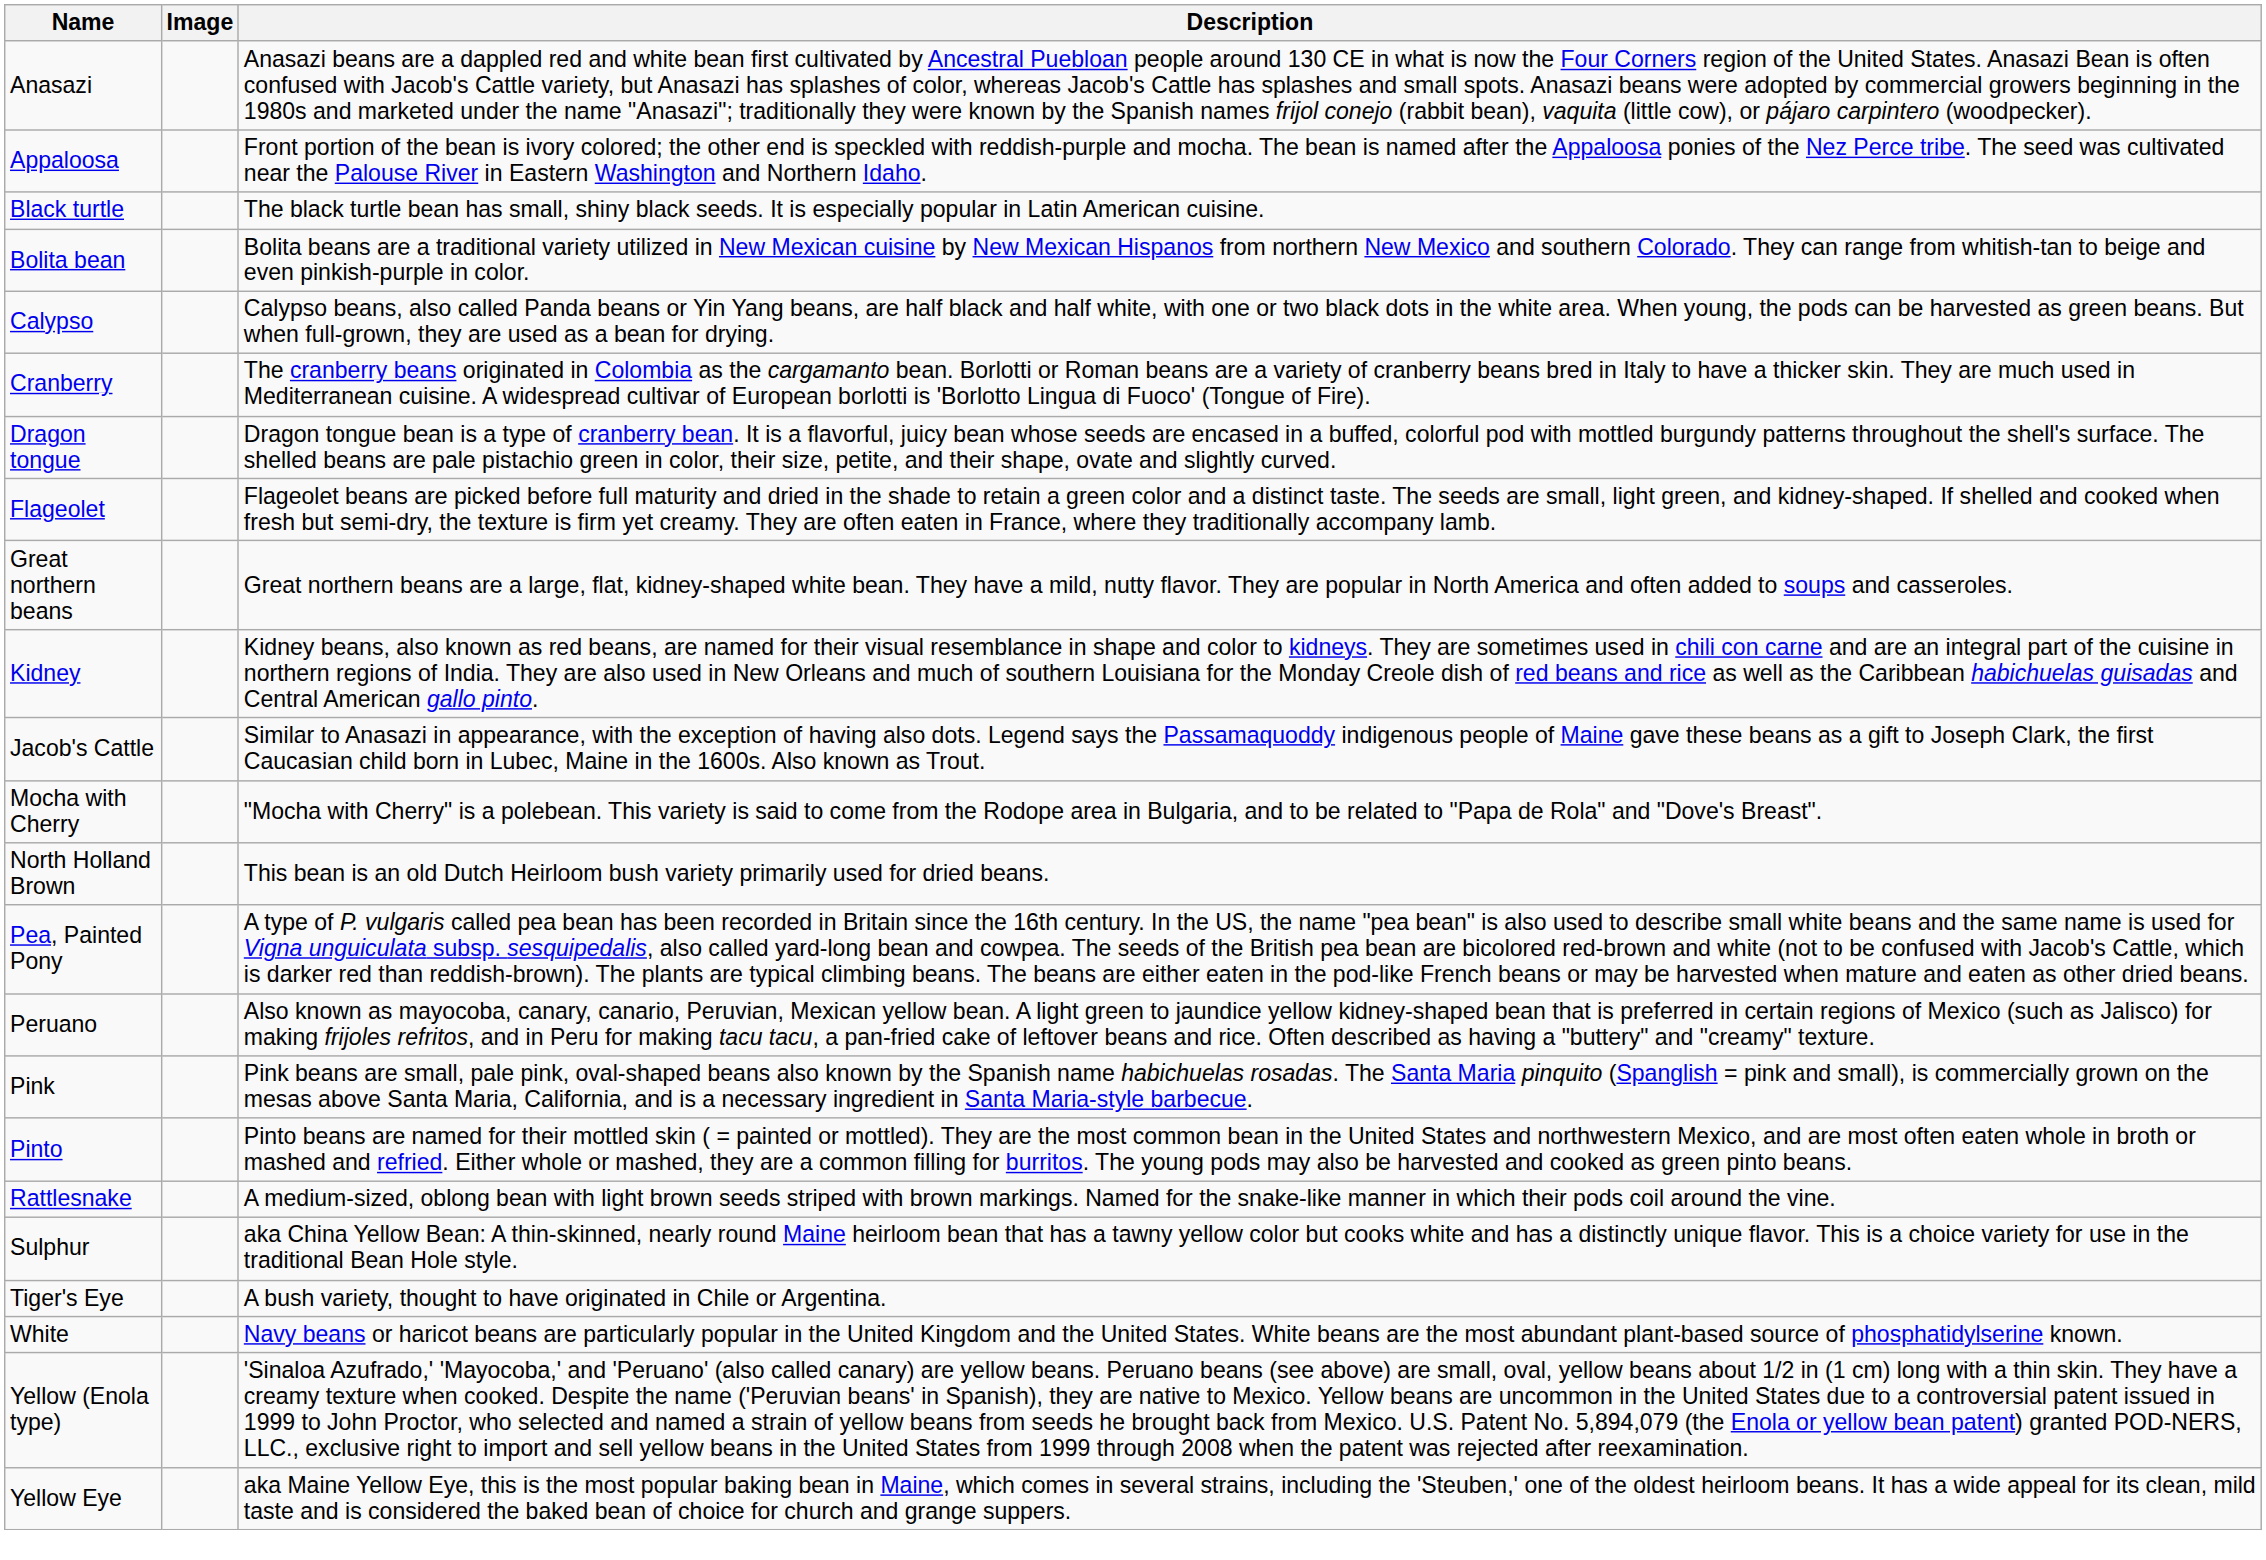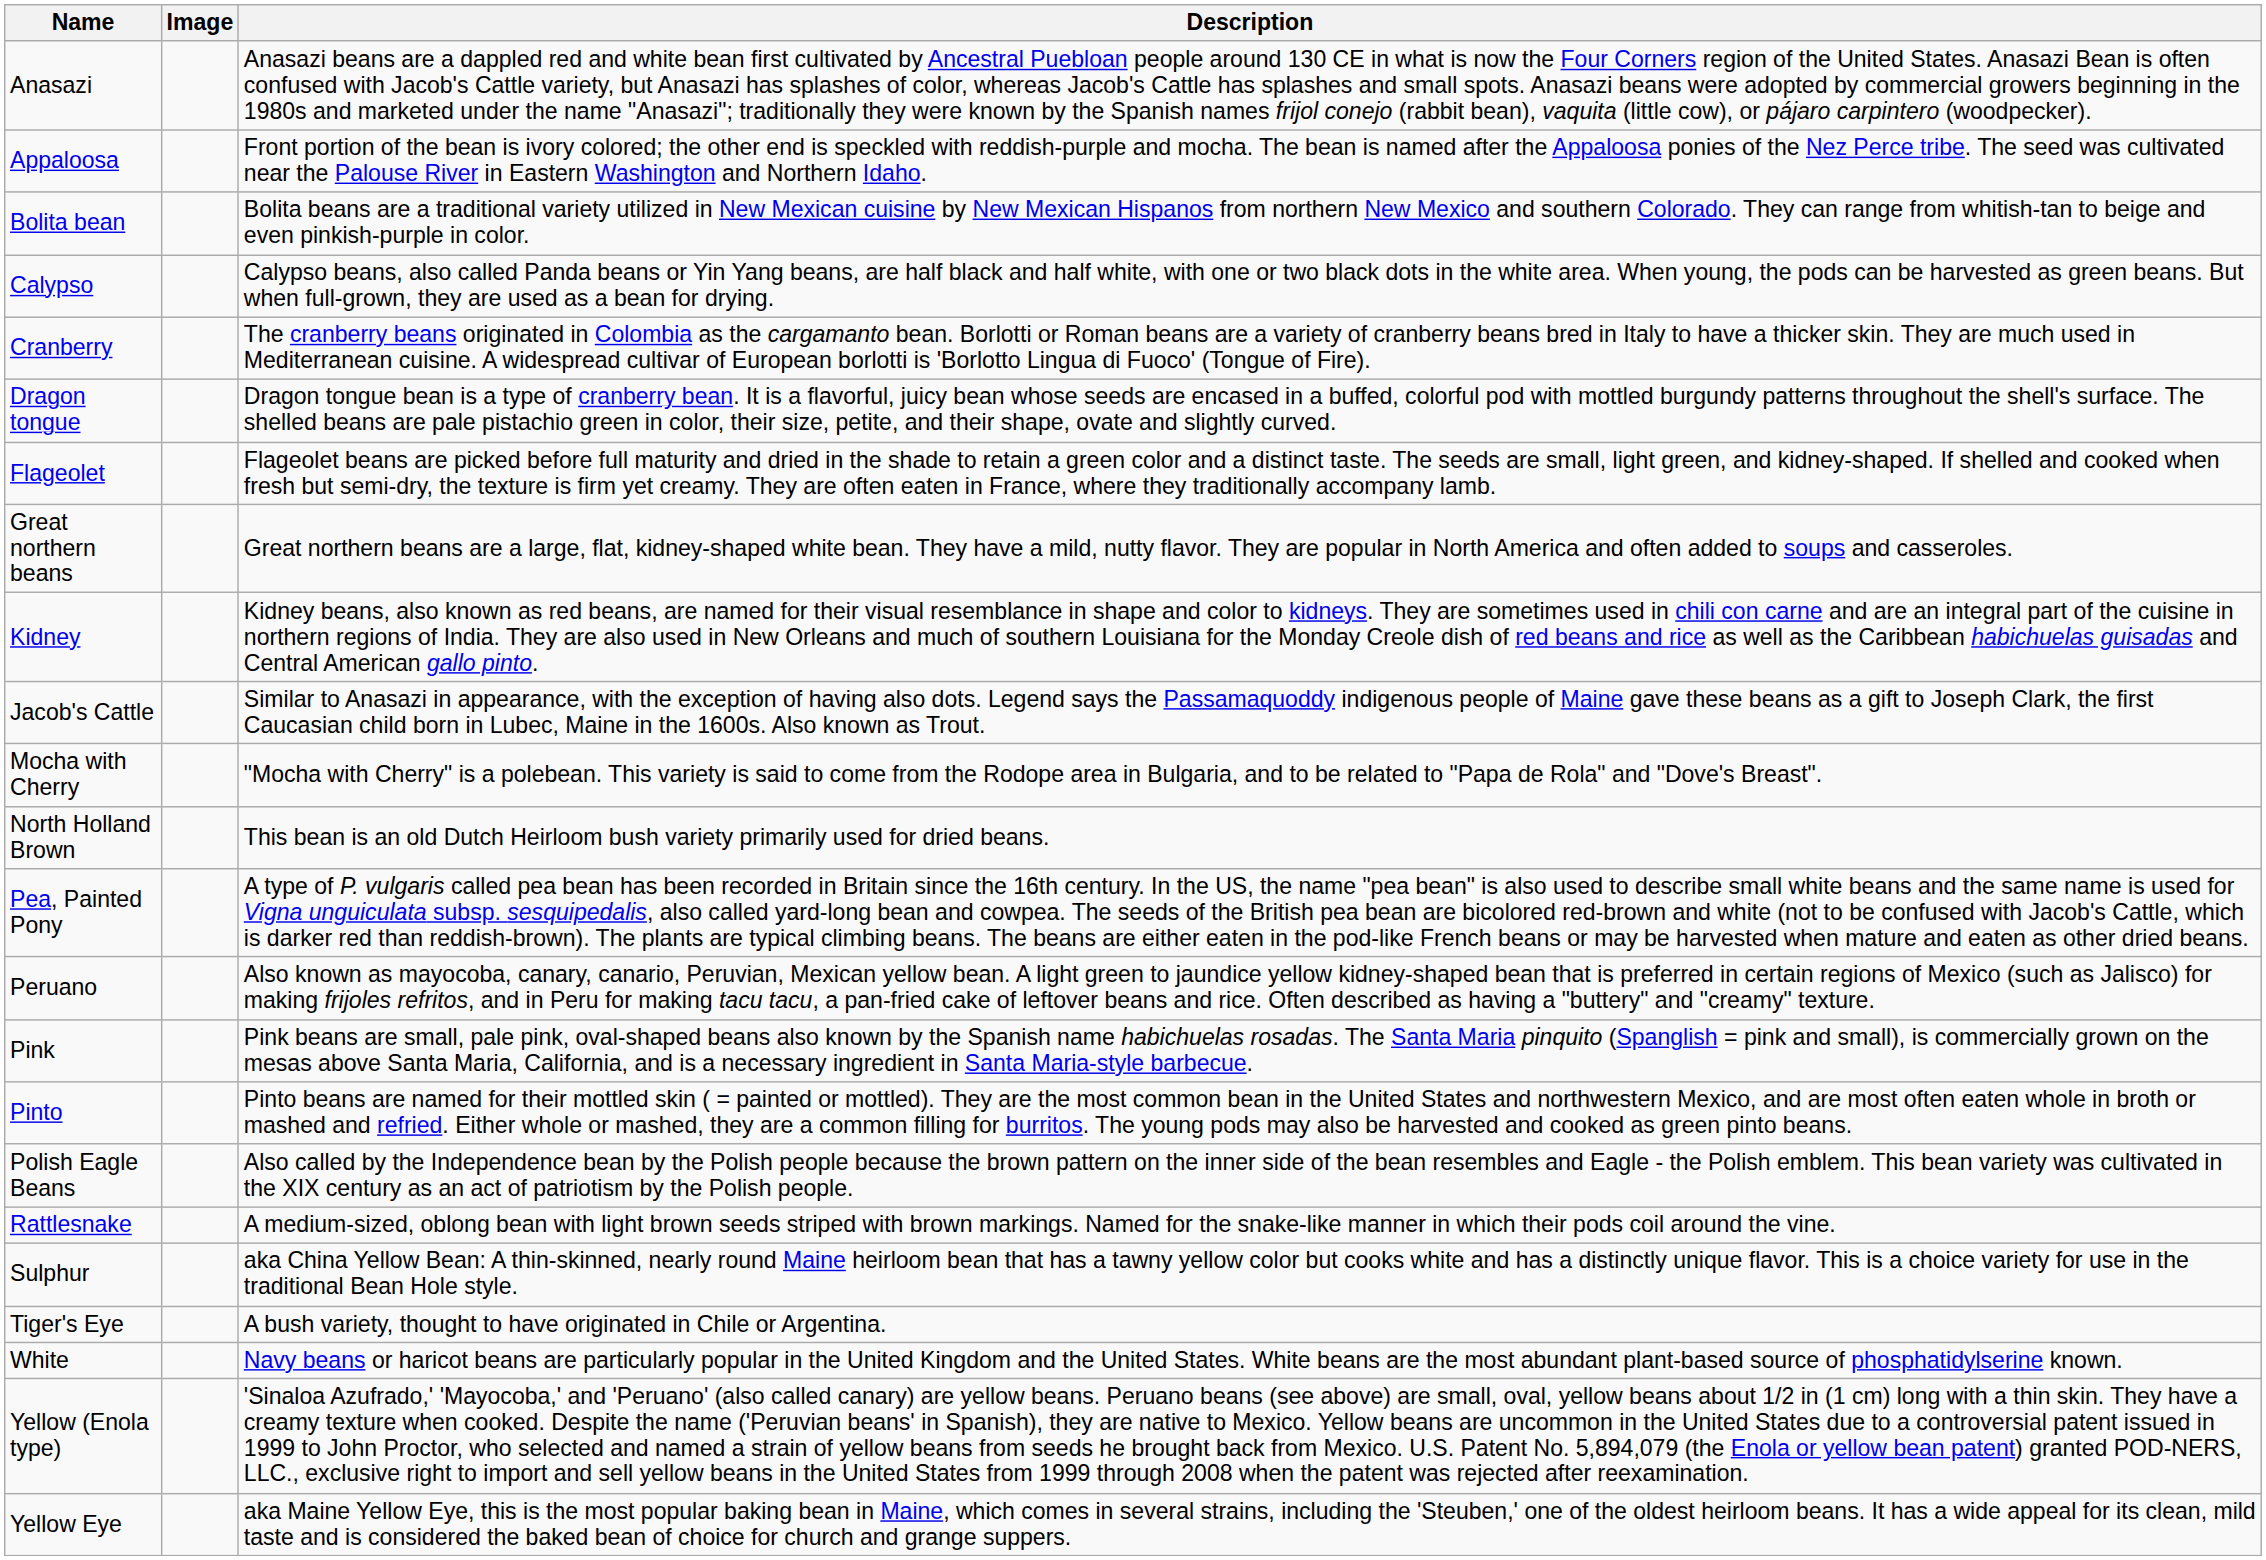- row: (67, 210)
+ row: (74, 1175)
